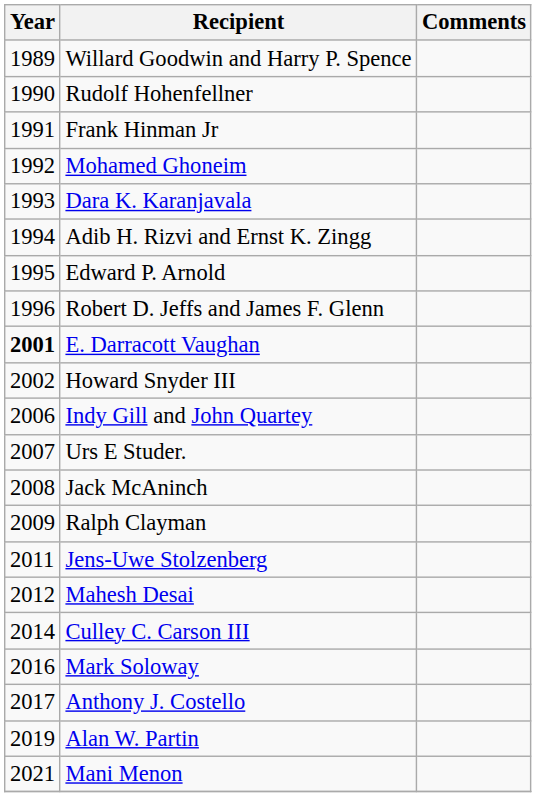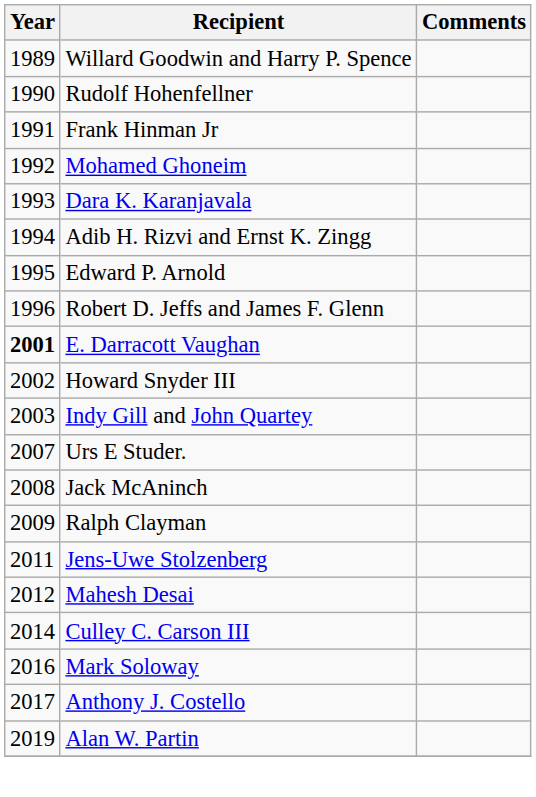(32, 415) 2006 -> (32, 415) 2003
- row: (124, 773)
